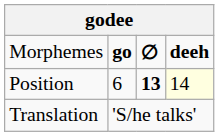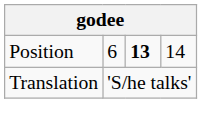- row: (56, 51)
(180, 83) lightyellow background -> (175, 51) no background
